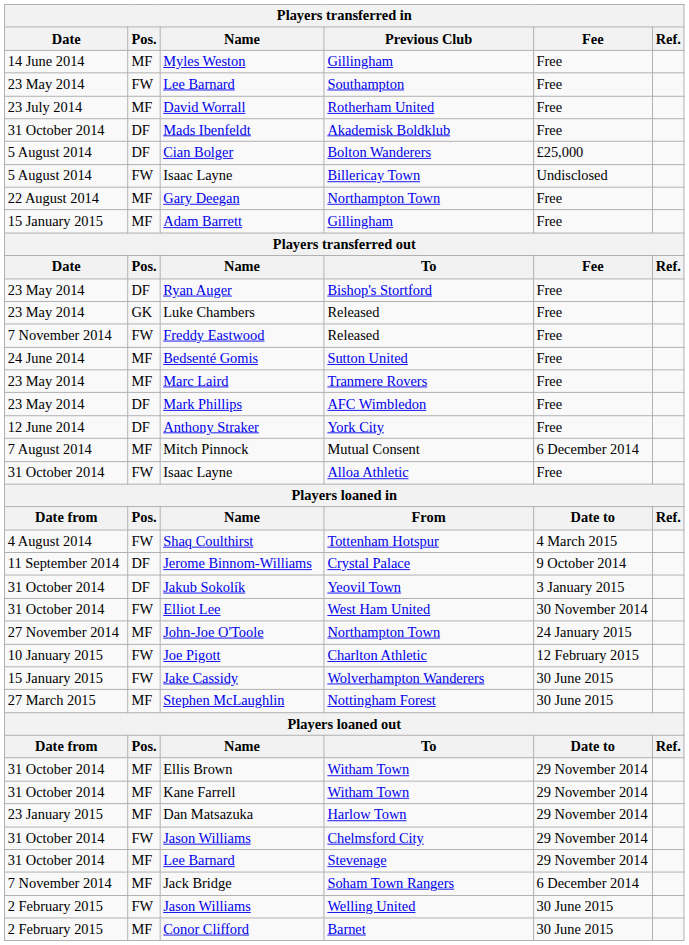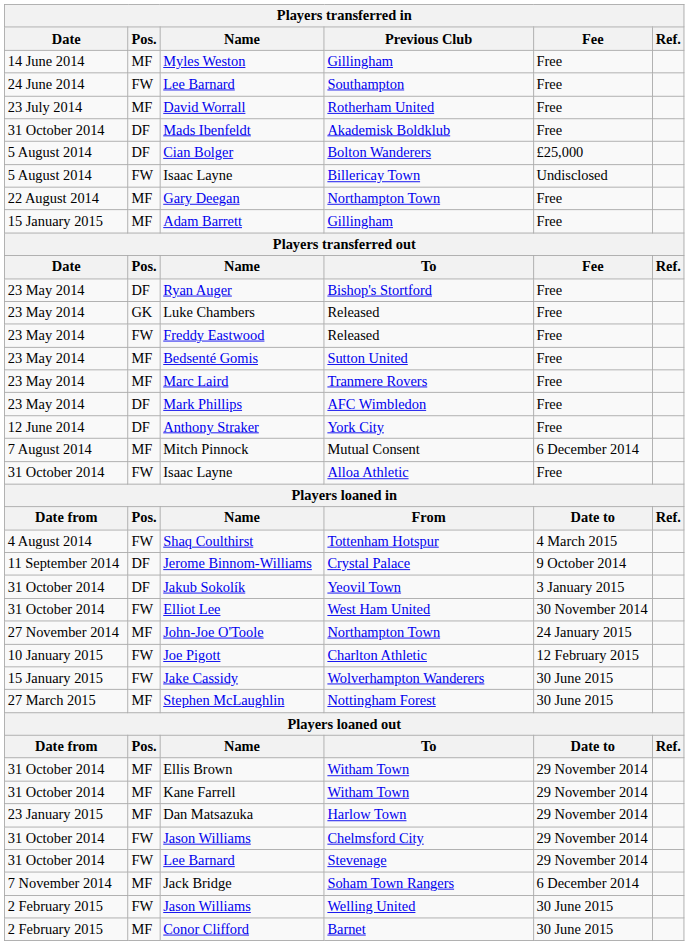(46, 84) 23 May 2014 -> (46, 84) 24 June 2014
(60, 335) 7 November 2014 -> (46, 335) 23 May 2014
(46, 358) 24 June 2014 -> (46, 358) 23 May 2014
(142, 860) MF -> (142, 860) FW
